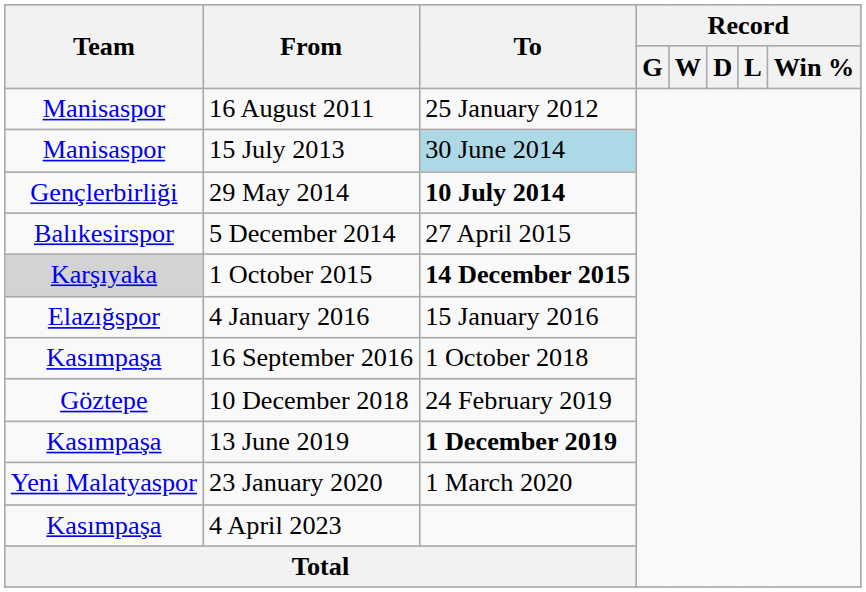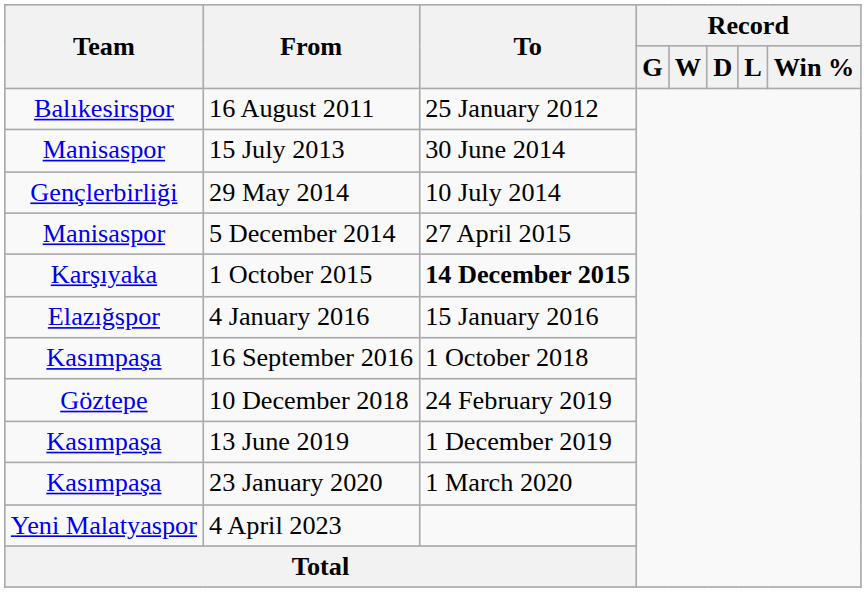(104, 108) Manisaspor -> (104, 108) Balıkesirspor
(495, 150) lightblue background -> (495, 150) no background
(495, 191) bold -> (493, 191) normal
(104, 233) Balıkesirspor -> (104, 233) Manisaspor
(104, 274) lightgrey background -> (104, 274) no background
(521, 441) bold -> (518, 441) normal
(104, 483) Yeni Malatyaspor -> (104, 483) Kasımpaşa
(104, 524) Kasımpaşa -> (104, 524) Yeni Malatyaspor
